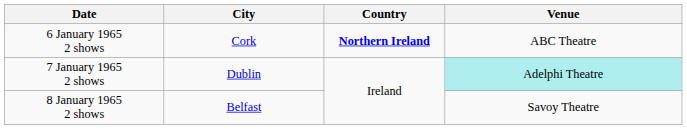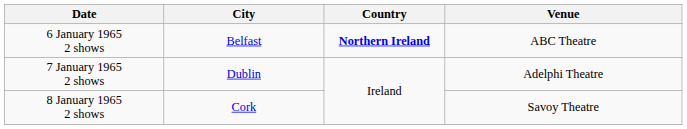(244, 40) Cork -> (244, 40) Belfast
(563, 74) paleturquoise background -> (563, 74) no background
(244, 107) Belfast -> (244, 107) Cork
